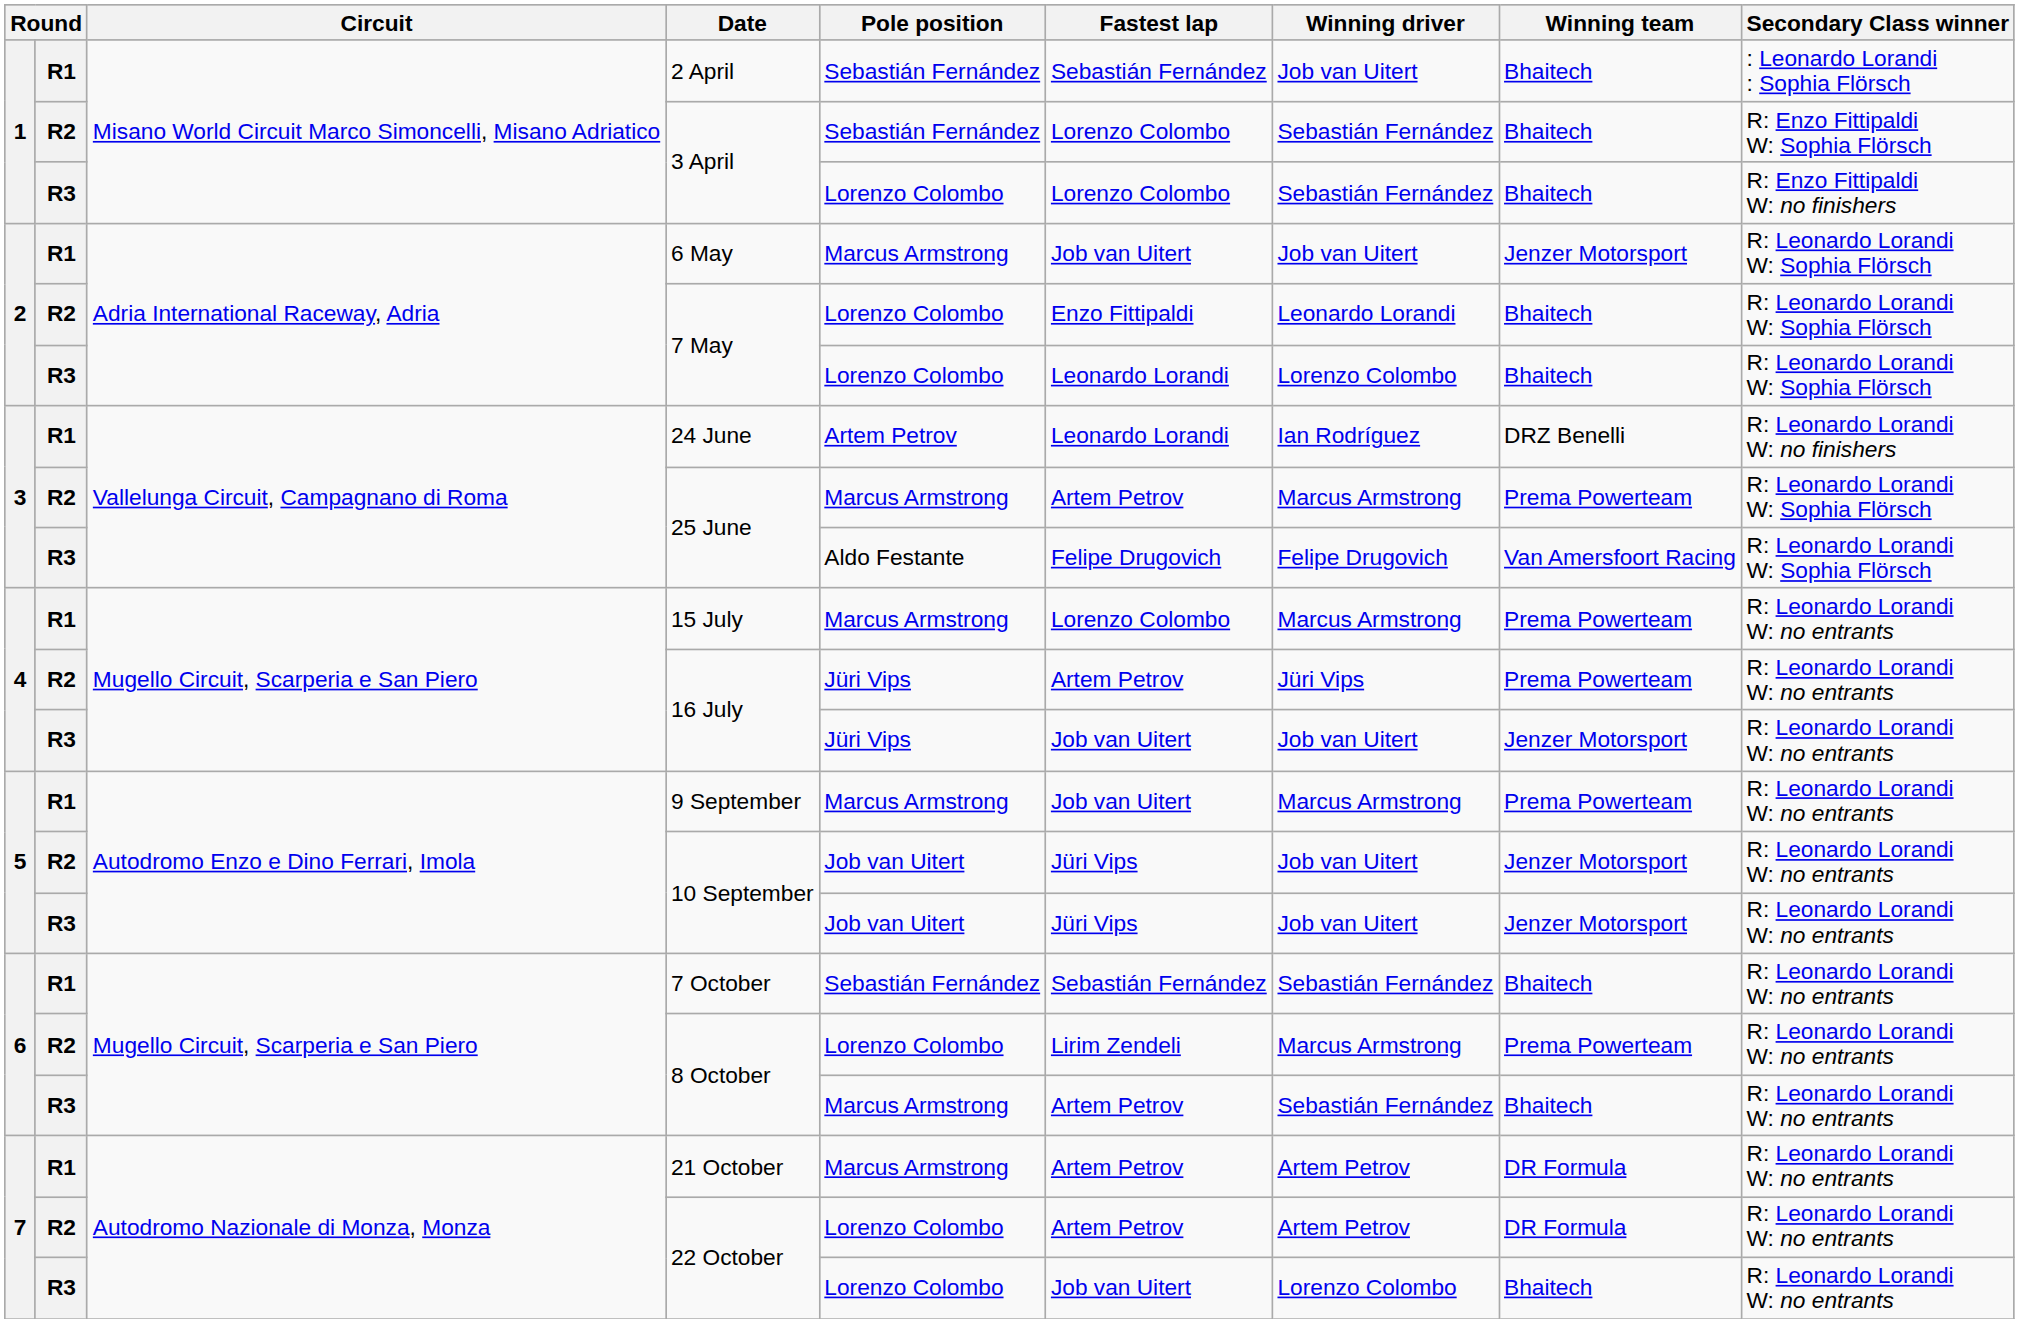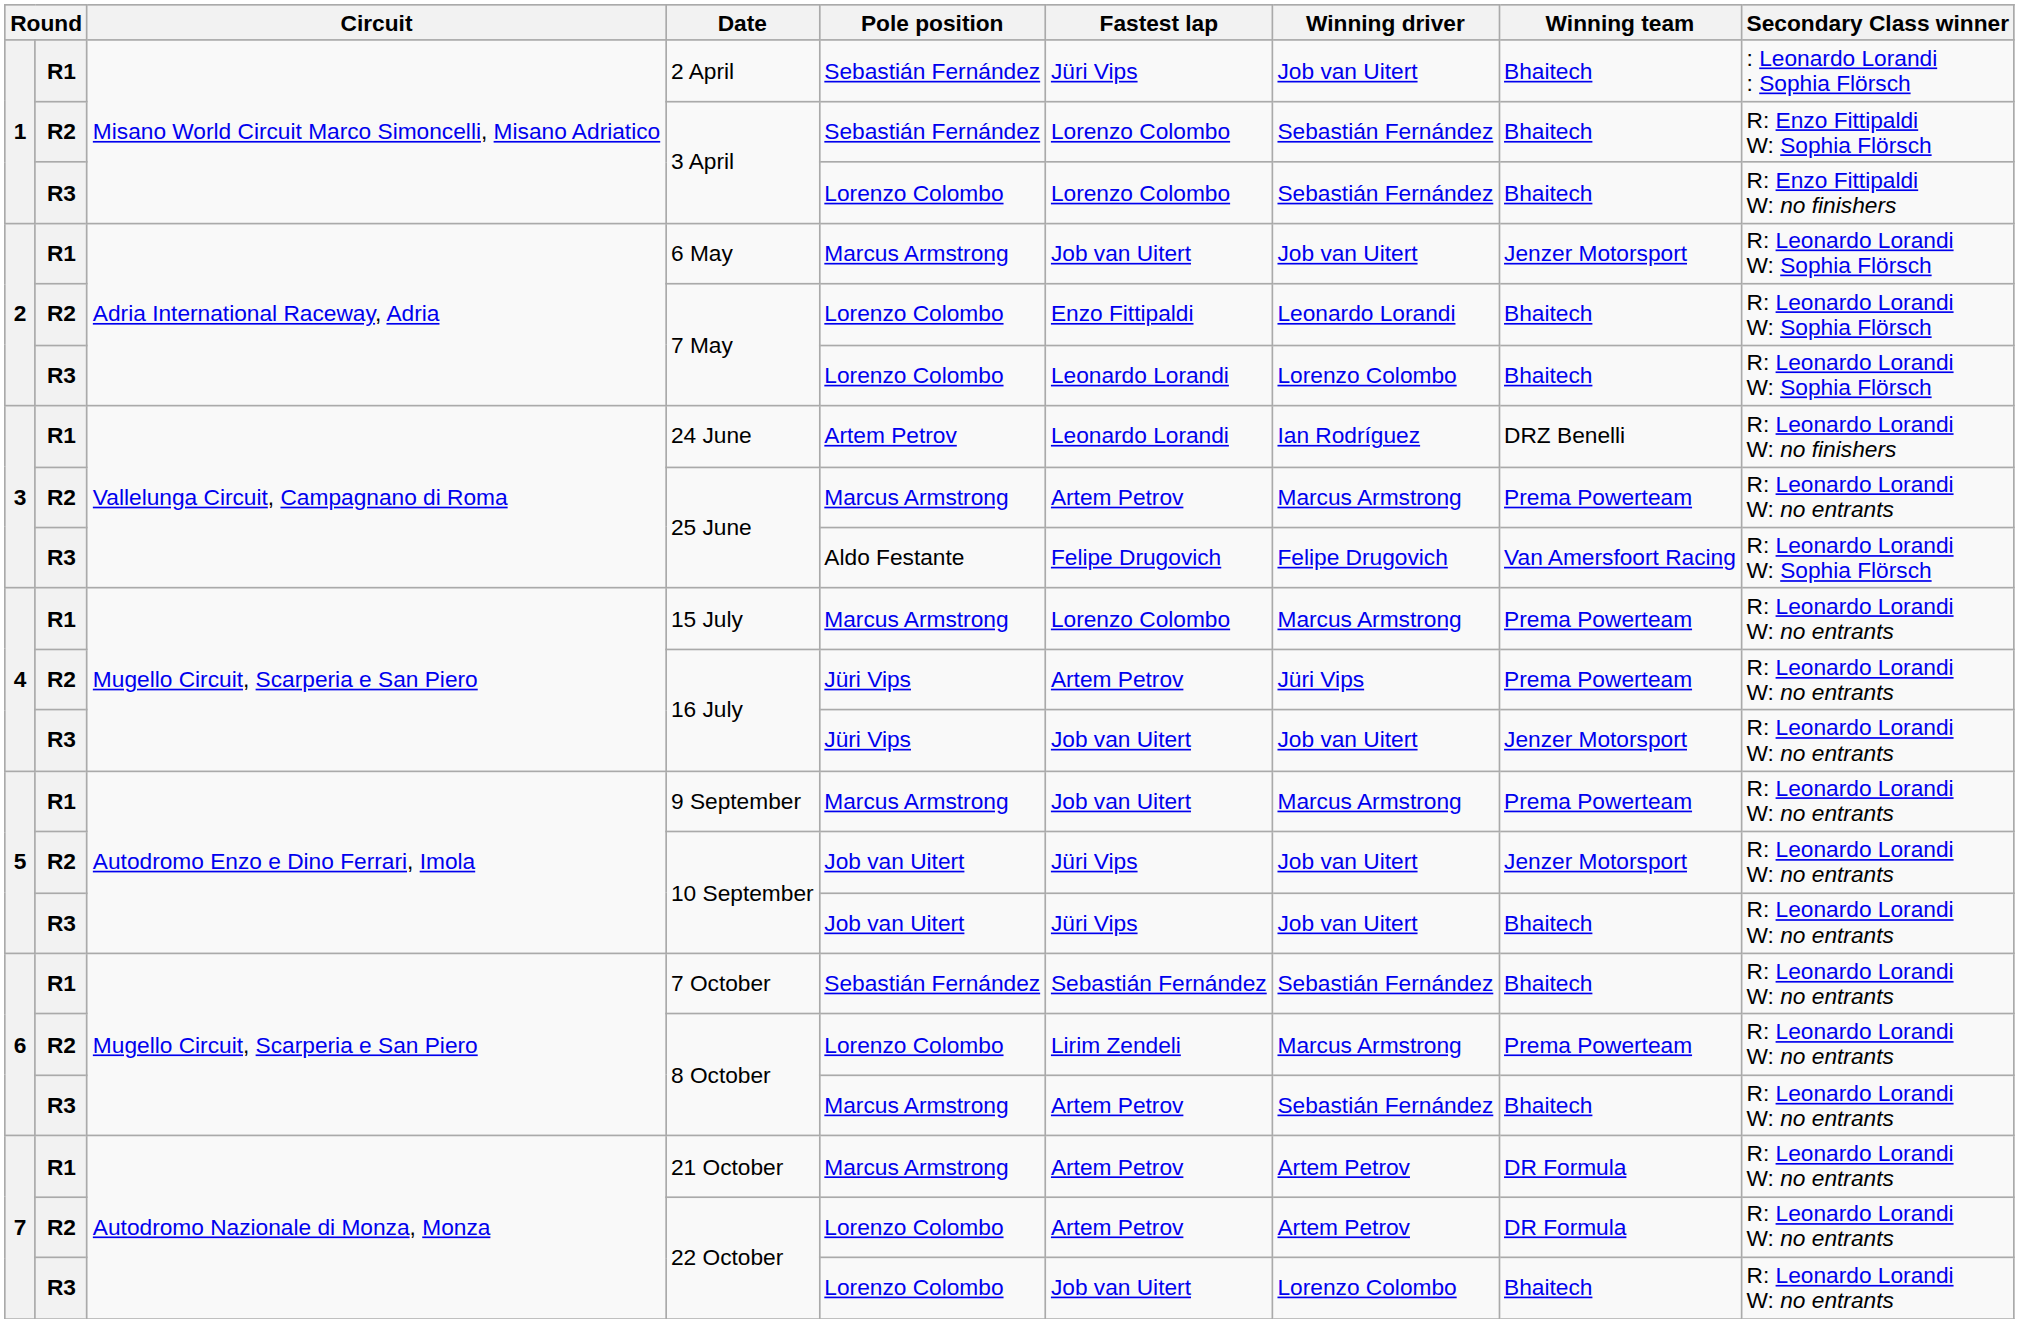(1159, 71) Sebastián Fernández -> (1094, 71) Jüri Vips
(1850, 497) R: Leonardo Lorandi W: Sophia Flörsch -> (1850, 497) R: Leonardo Lorandi W: no entrants
(1596, 923) Jenzer Motorsport -> (1548, 923) Bhaitech
